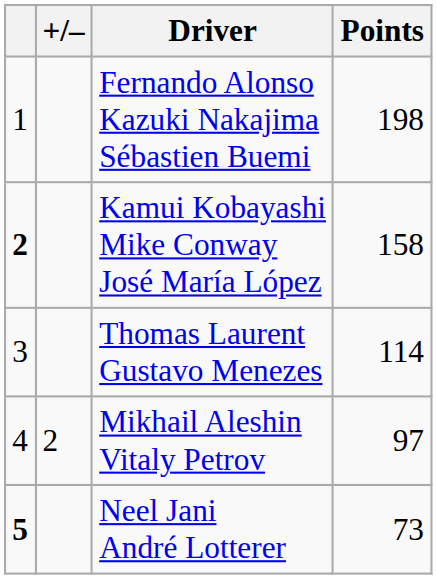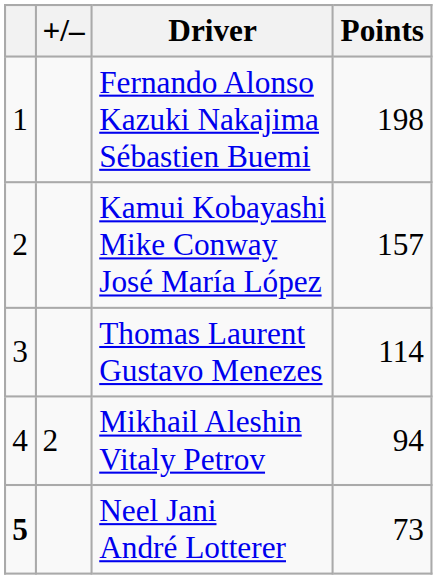(20, 244) bold -> (20, 244) normal
(401, 244) 158 -> (401, 244) 157
(408, 440) 97 -> (408, 440) 94
